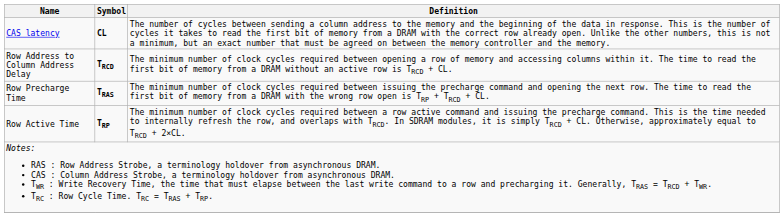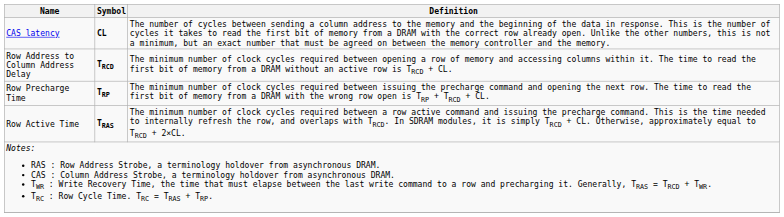(105, 93) TRAS -> (103, 93) TRP
(103, 124) TRP -> (105, 124) TRAS
